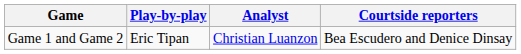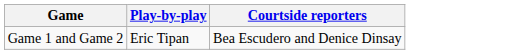- column: (265, 15)
